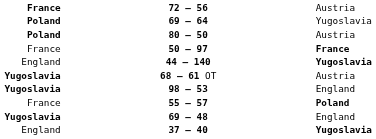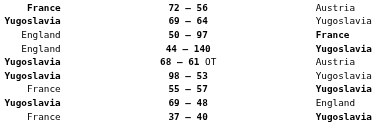(44, 21) Poland -> (33, 21) Yugoslavia
- row: (188, 35)
(44, 48) France -> (41, 35) England
(335, 89) England -> (344, 76) Yugoslavia
(333, 103) Poland -> (344, 89) Yugoslavia
(41, 130) England -> (44, 116) France
